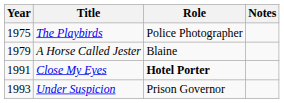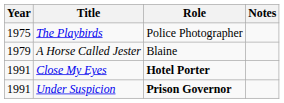(19, 88) 1993 -> (19, 88) 1991
(186, 88) normal -> (189, 88) bold
